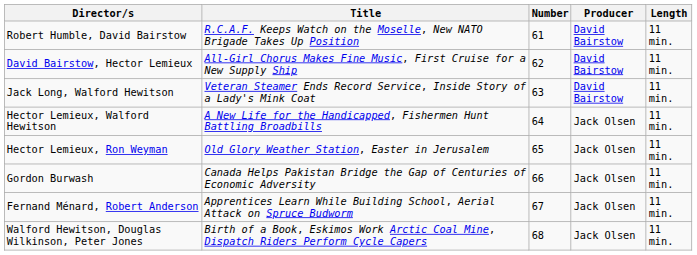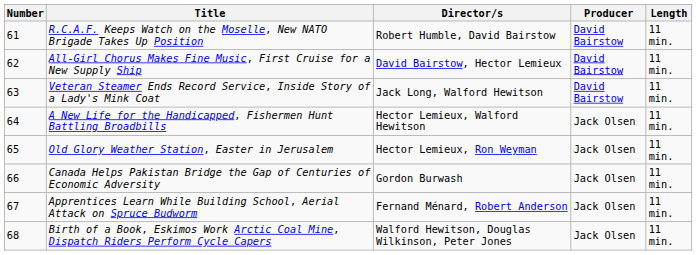columns swapped: (550, 13) <-> (103, 13)
